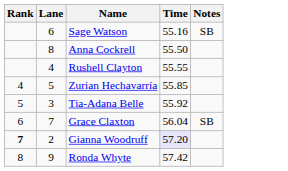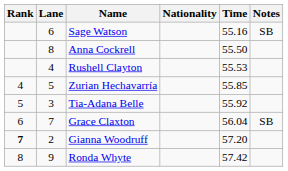+ column: (190, 13)
(175, 67) 55.55 -> (235, 67) 55.53
(175, 139) lavender background -> (235, 139) no background
